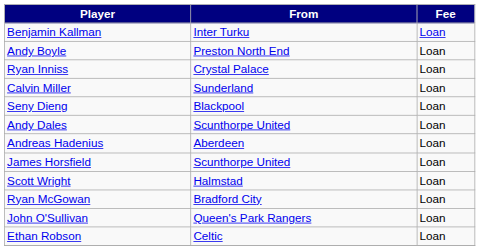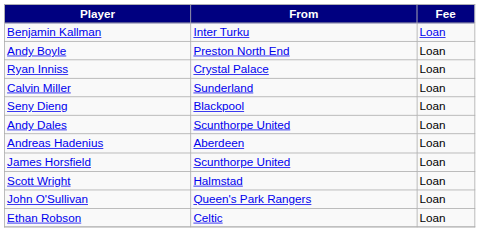- row: (49, 199)
